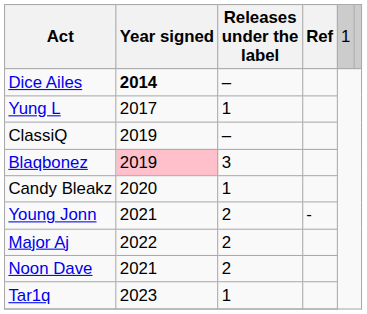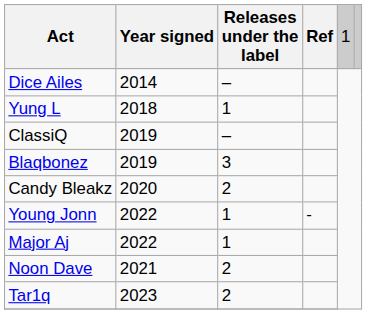(138, 82) bold -> (138, 82) normal
(138, 108) 2017 -> (138, 108) 2018
(138, 162) pink background -> (138, 162) no background
(227, 188) 1 -> (227, 188) 2
(138, 215) 2021 -> (138, 215) 2022
(227, 215) 2 -> (227, 215) 1
(227, 242) 2 -> (227, 242) 1
(227, 295) 1 -> (227, 295) 2
